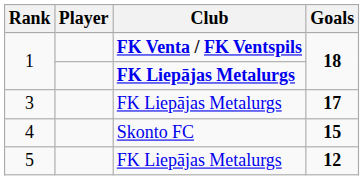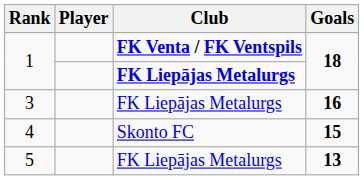(332, 103) 17 -> (332, 103) 16
(332, 160) 12 -> (332, 160) 13
